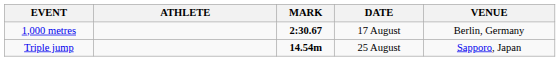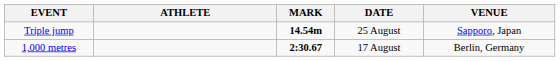rows swapped: (49, 30) <-> (49, 48)
